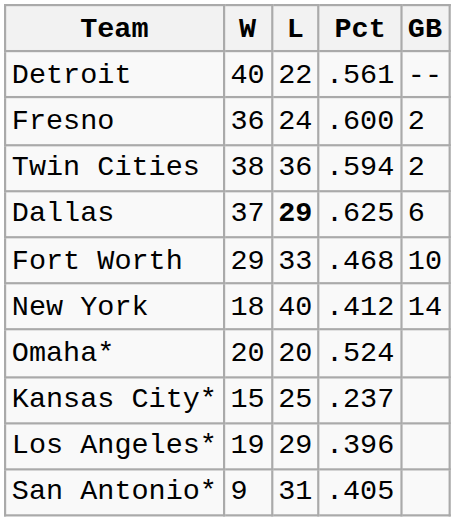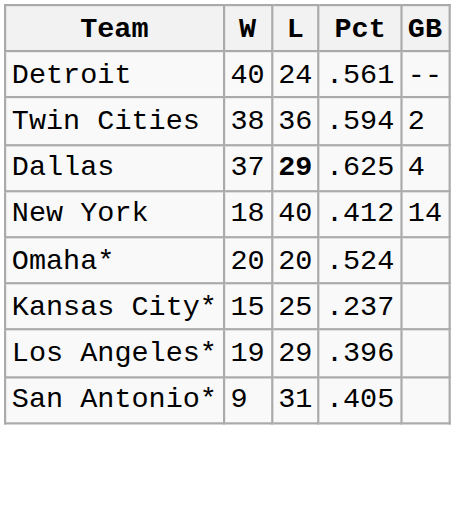(295, 75) 22 -> (295, 75) 24
- row: (63, 121)
(416, 214) 6 -> (416, 167) 4
- row: (97, 260)
